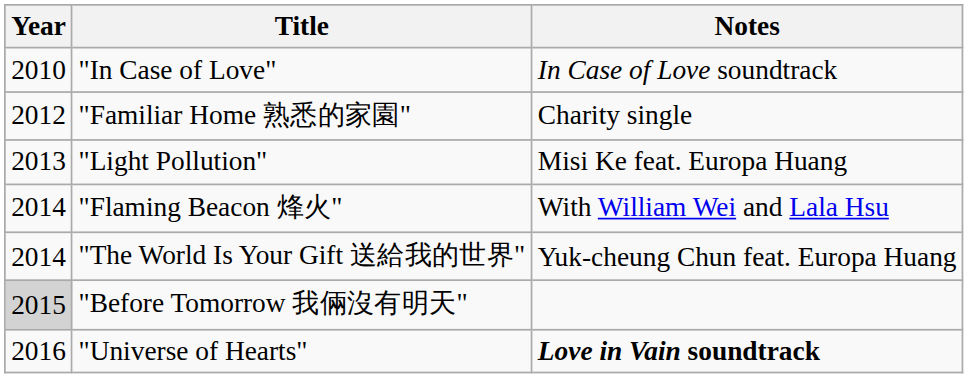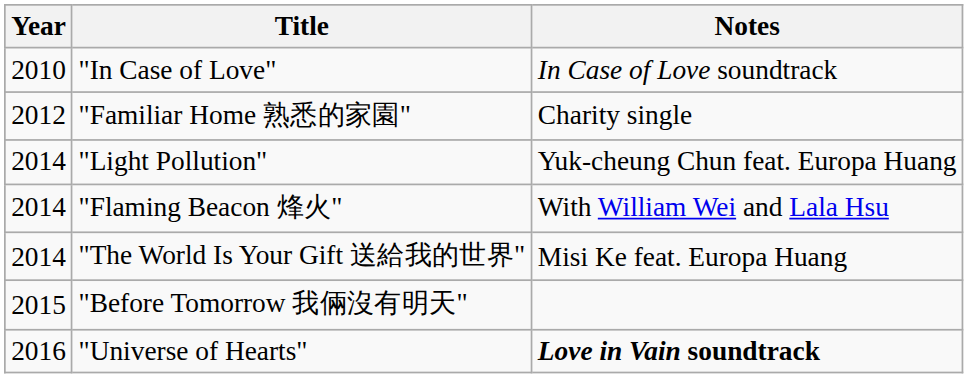(39, 161) 2013 -> (39, 161) 2014
(692, 161) Misi Ke feat. Europa Huang -> (747, 161) Yuk-cheung Chun feat. Europa Huang
(747, 255) Yuk-cheung Chun feat. Europa Huang -> (692, 255) Misi Ke feat. Europa Huang
(39, 304) lightgrey background -> (39, 304) no background
